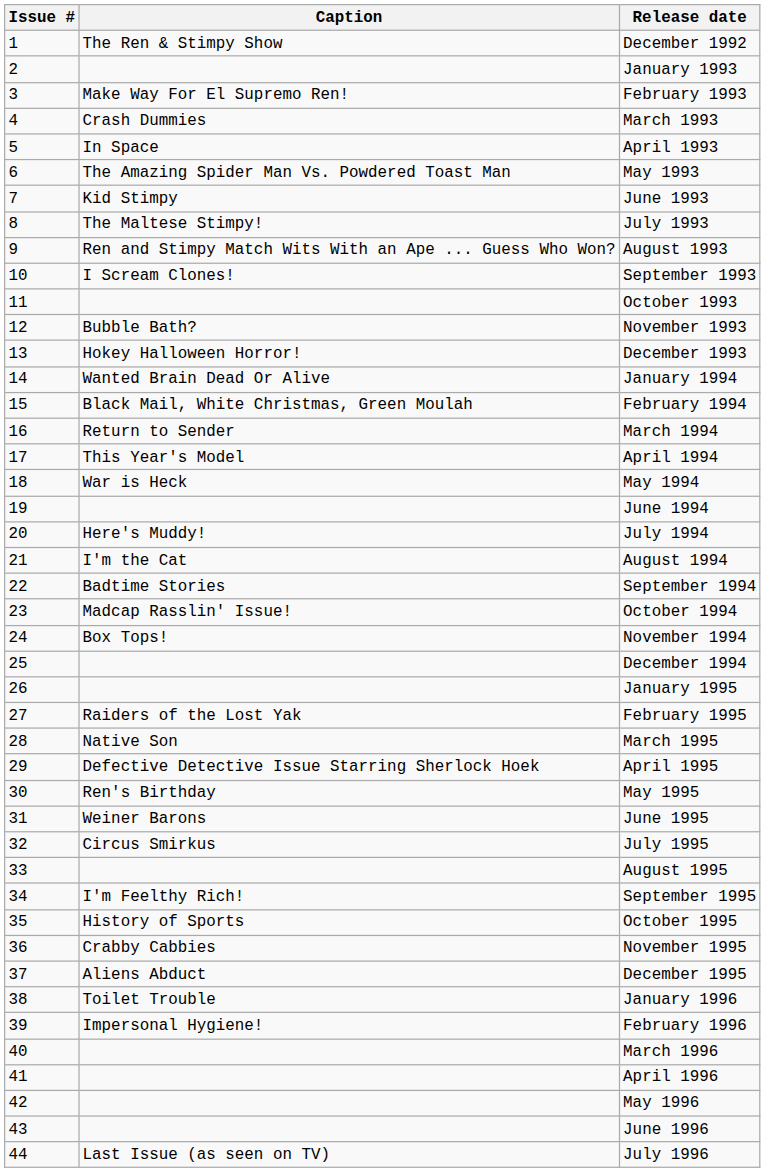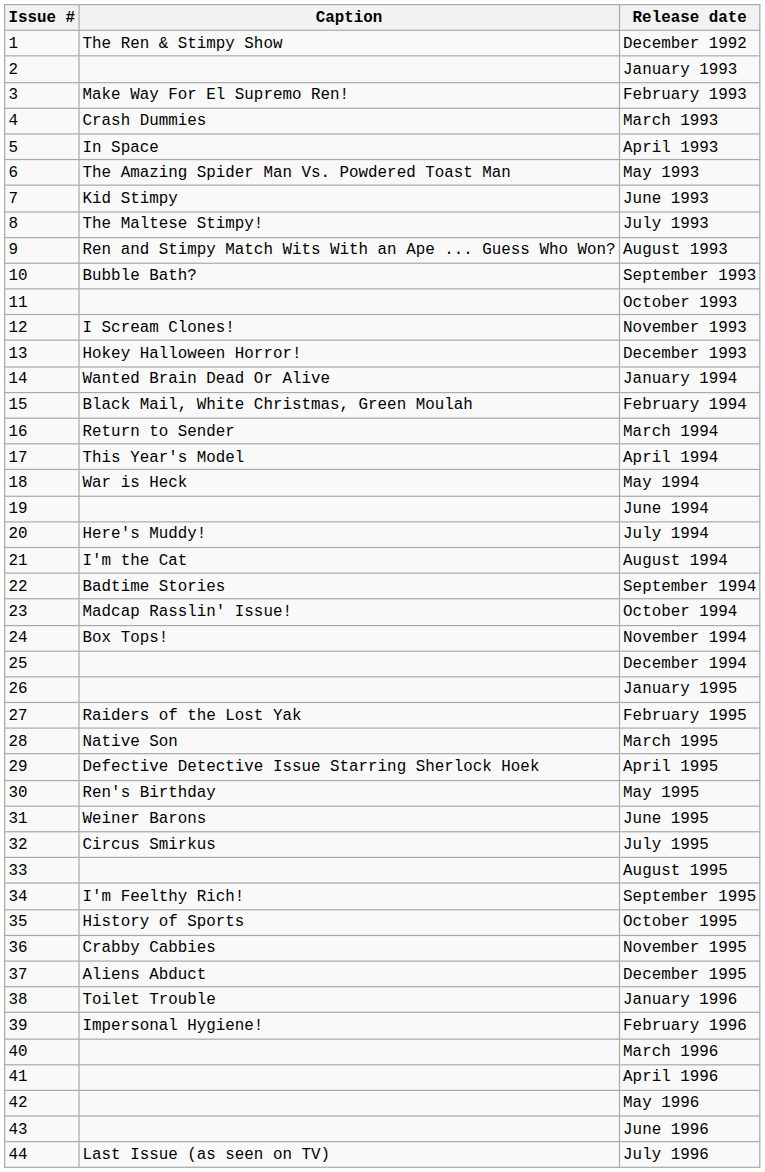(159, 276) I Scream Clones! -> (140, 276) Bubble Bath?
(140, 328) Bubble Bath? -> (159, 328) I Scream Clones!
